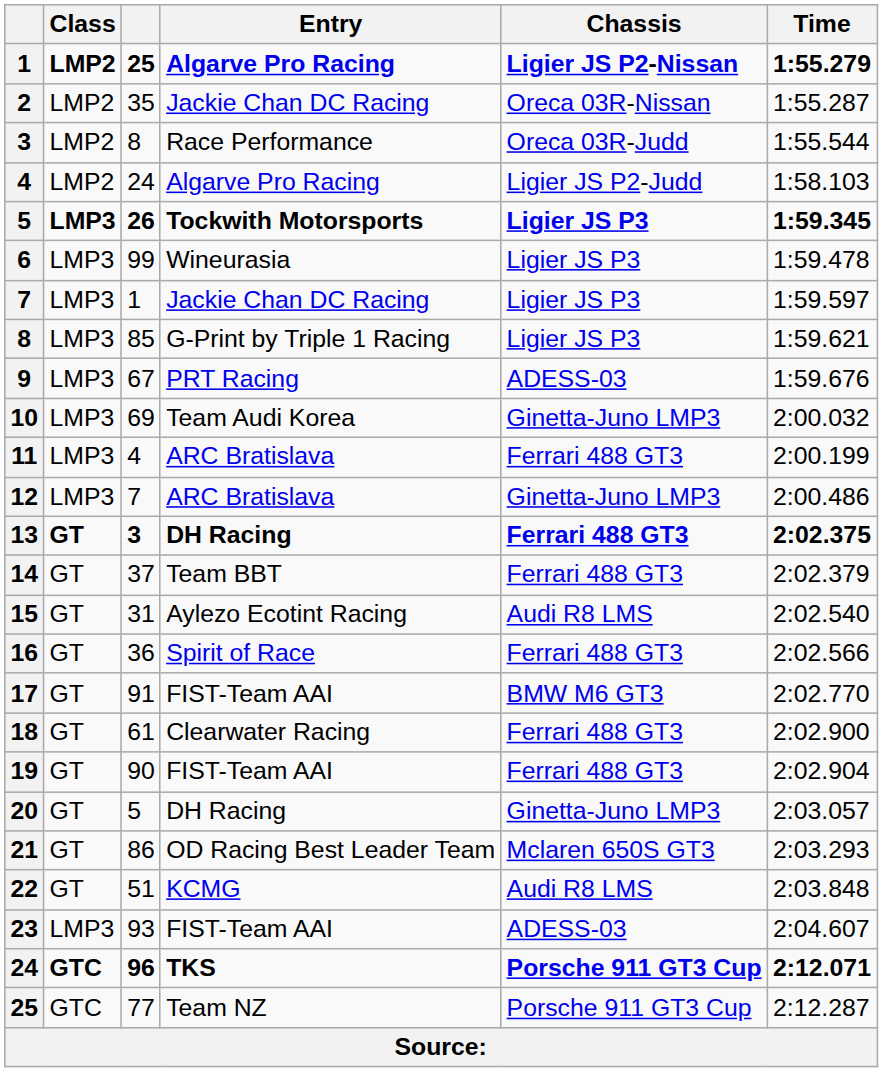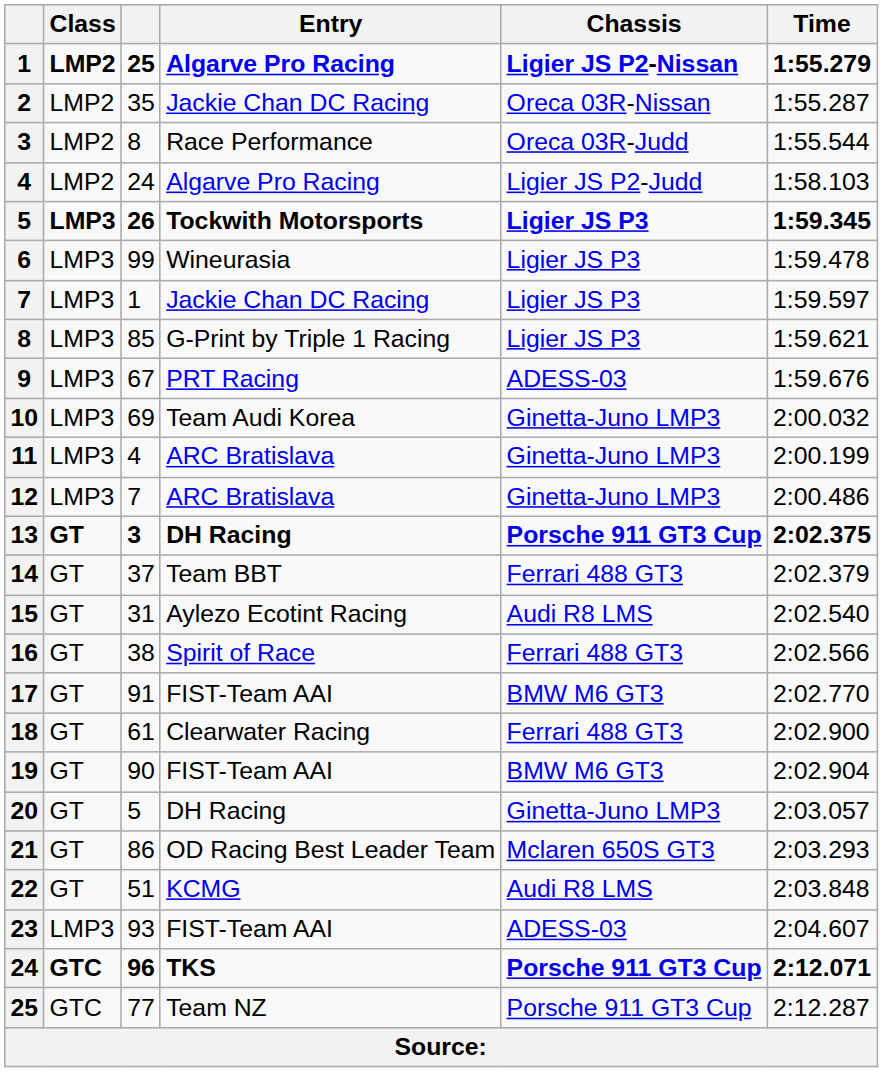(595, 456) Ferrari 488 GT3 -> (613, 456) Ginetta-Juno LMP3
(598, 535) Ferrari 488 GT3 -> (634, 535) Porsche 911 GT3 Cup
(141, 653) 36 -> (141, 653) 38
(595, 771) Ferrari 488 GT3 -> (585, 771) BMW M6 GT3
